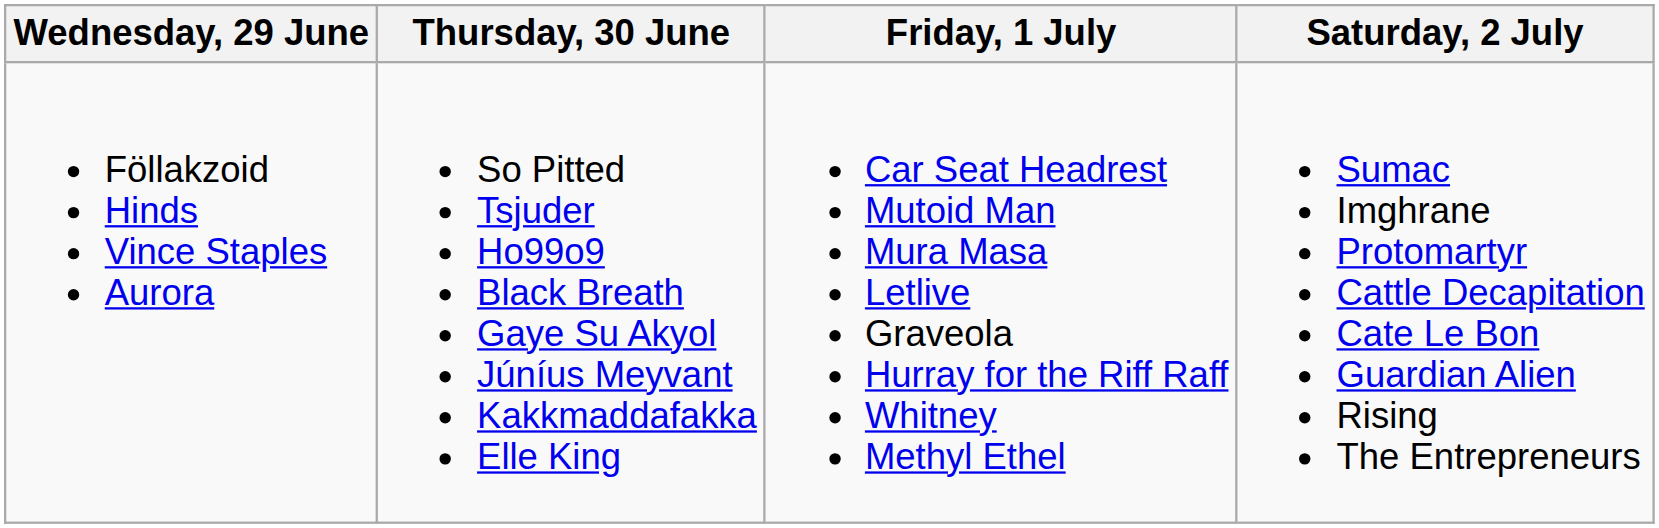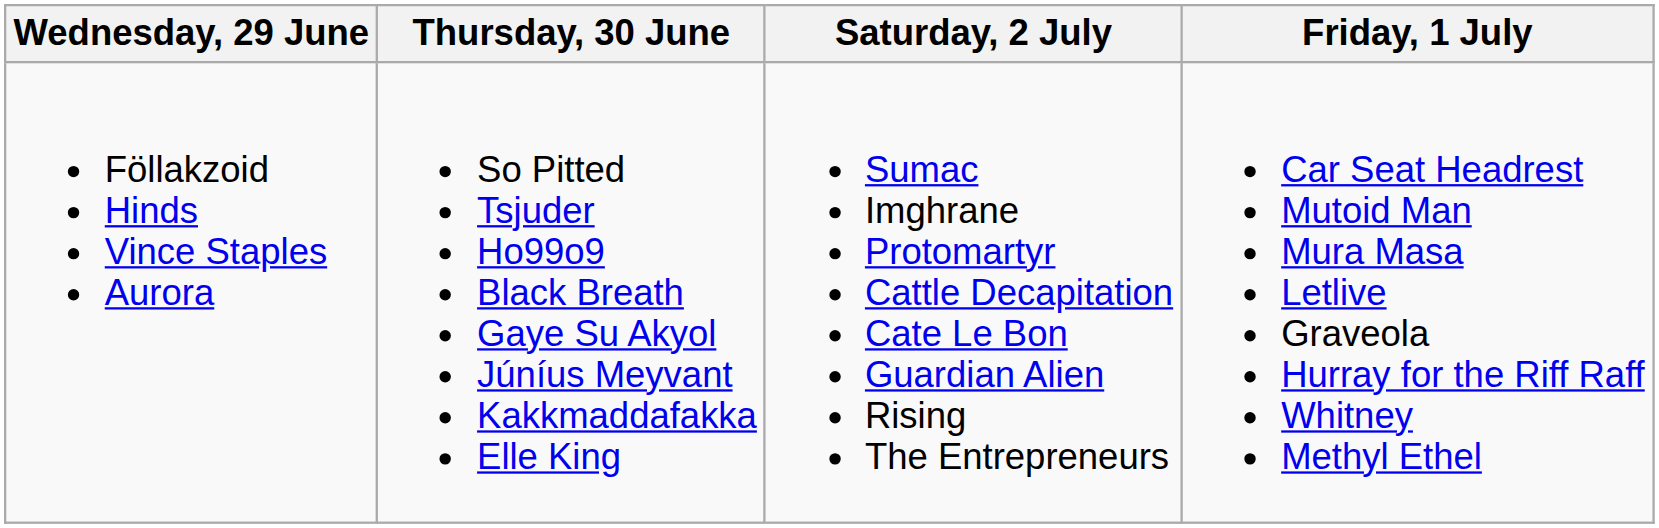columns swapped: (1001, 33) <-> (1445, 33)
